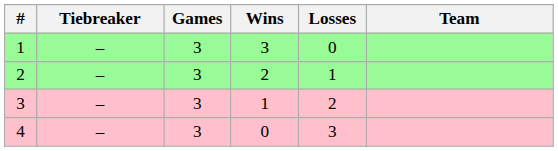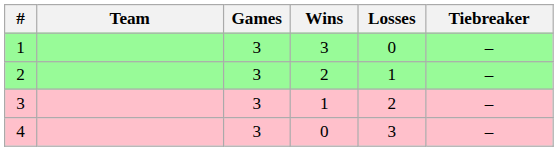columns swapped: (459, 19) <-> (100, 19)
